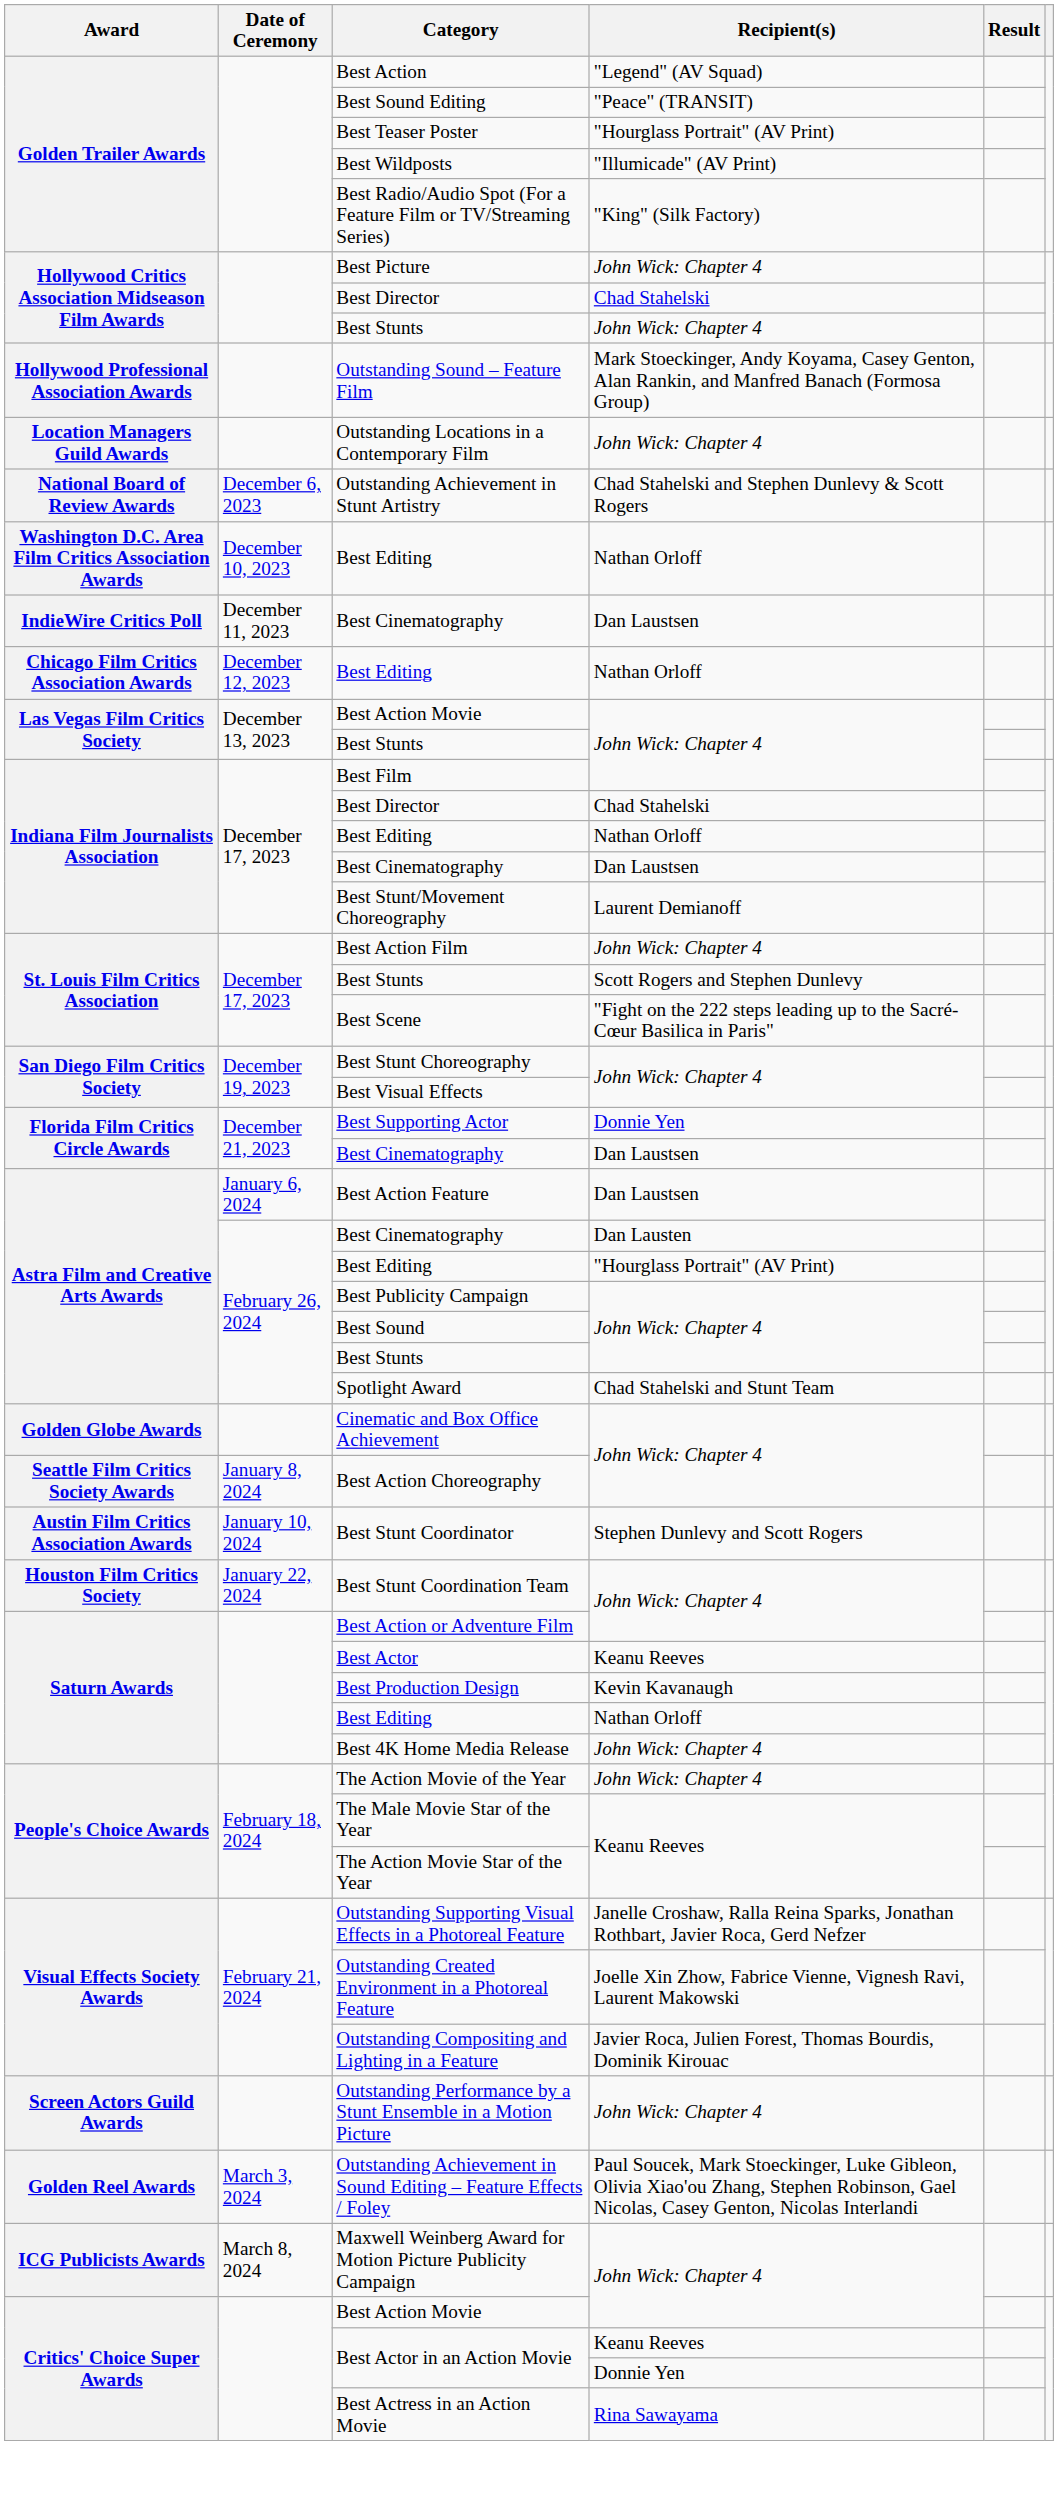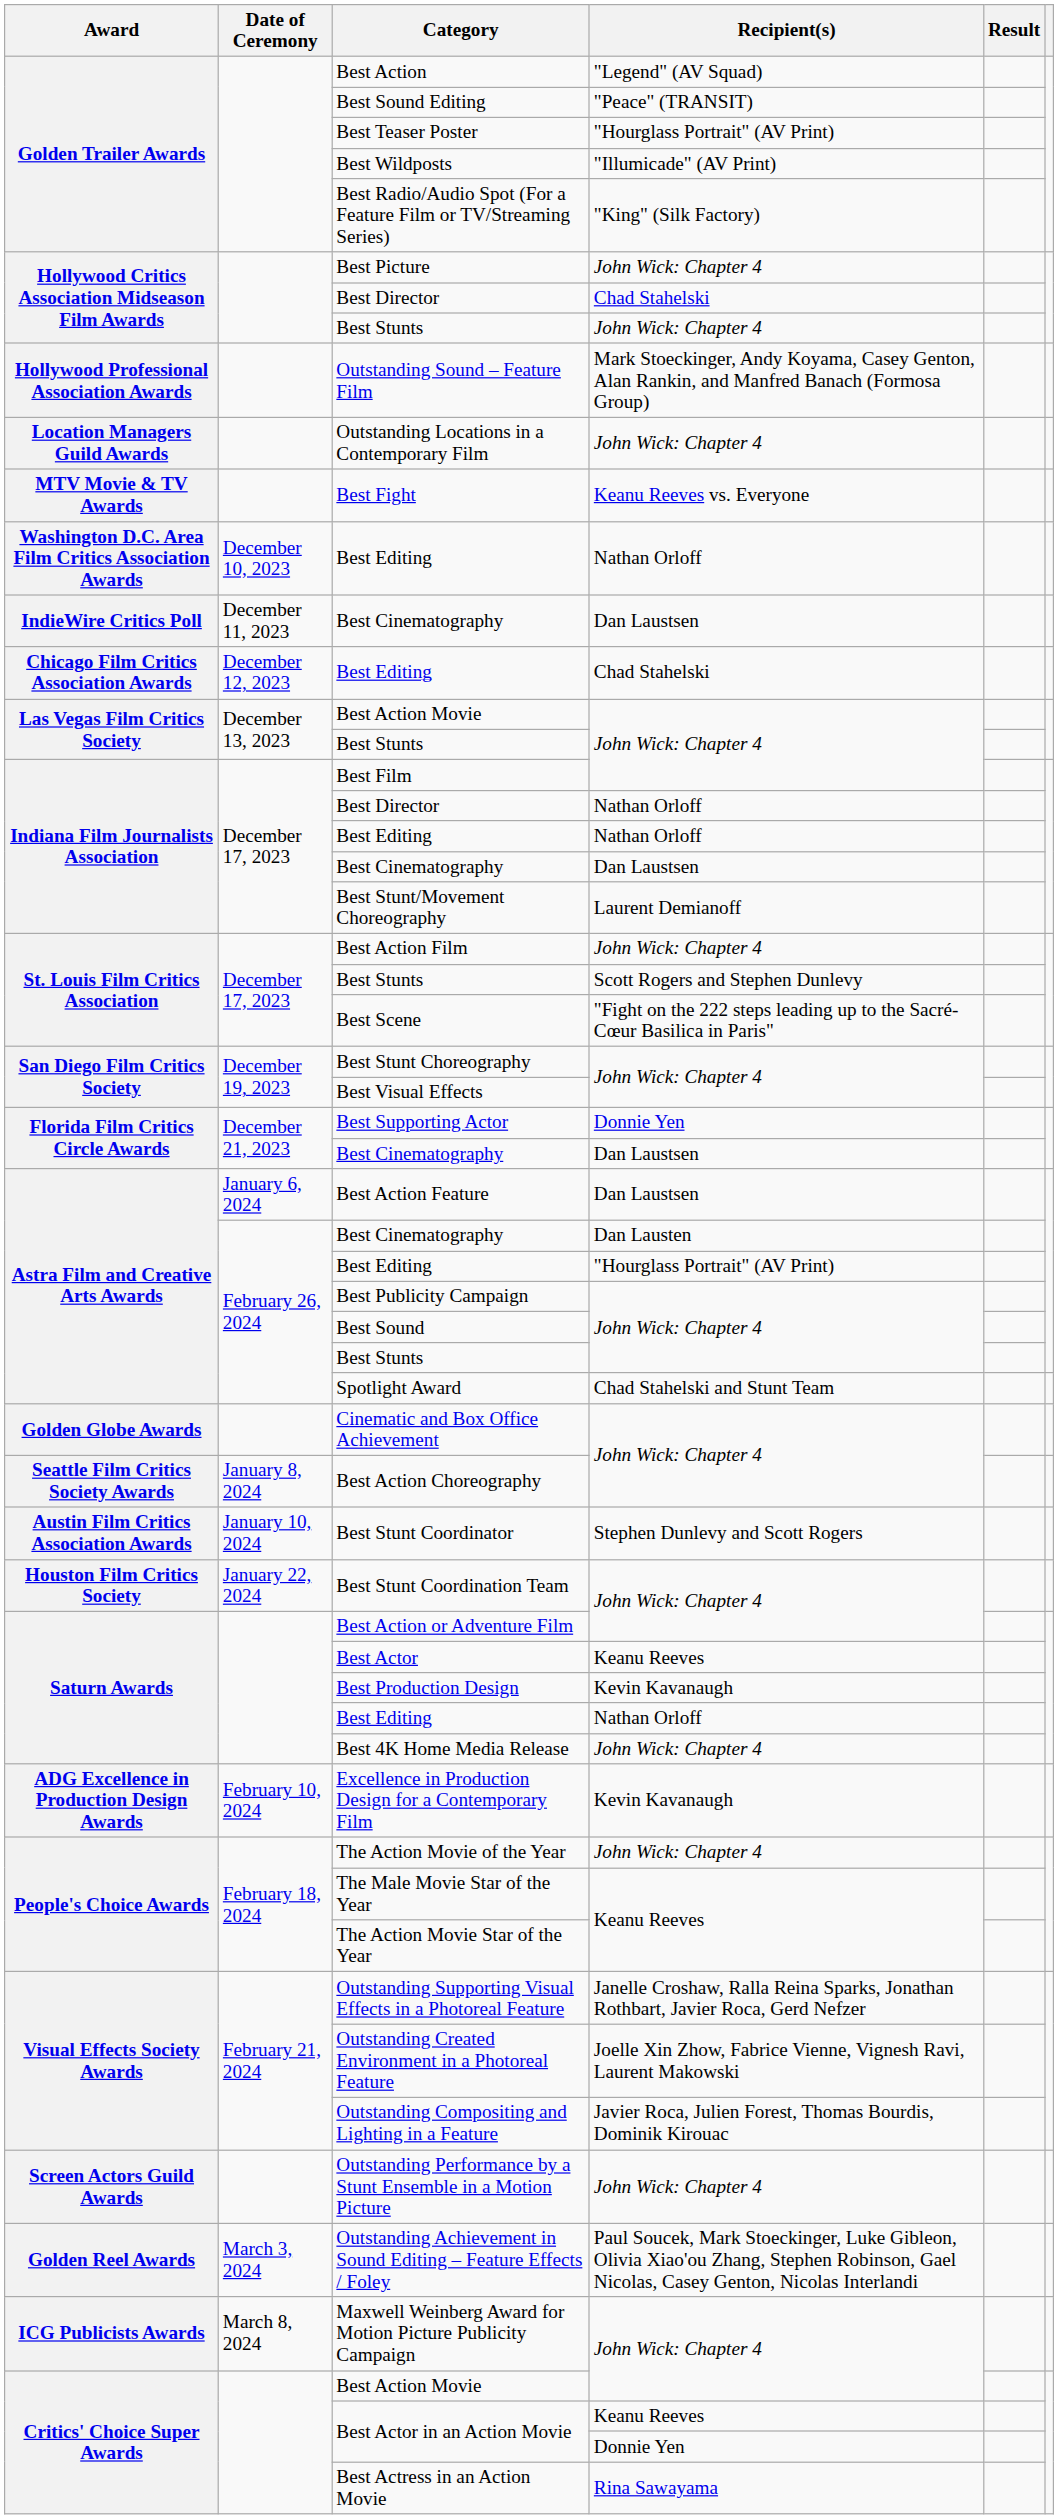+ row: (112, 495)
- row: (112, 495)
(648, 672) Nathan Orloff -> (652, 672) Chad Stahelski
(652, 805) Chad Stahelski -> (648, 805) Nathan Orloff
+ row: (112, 1800)
